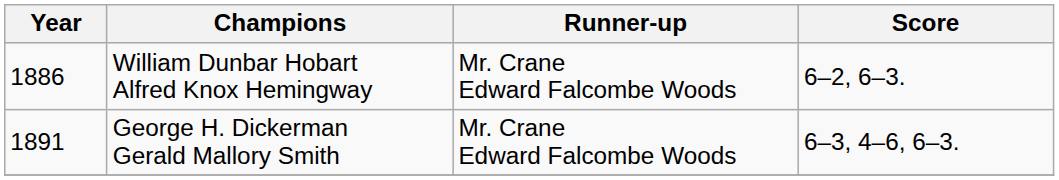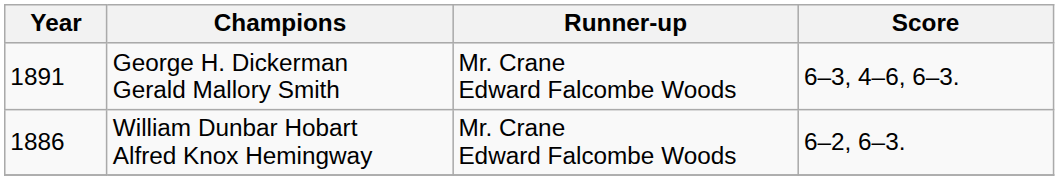rows swapped: (243, 76) <-> (230, 141)
